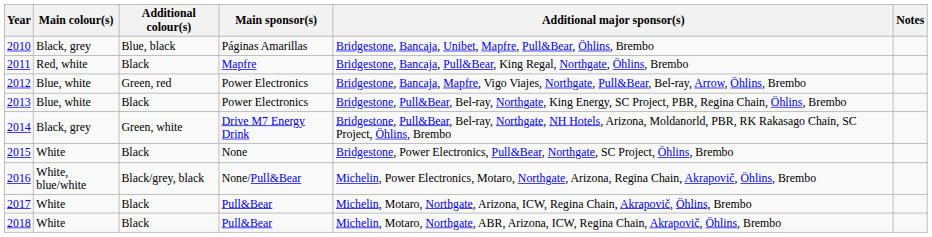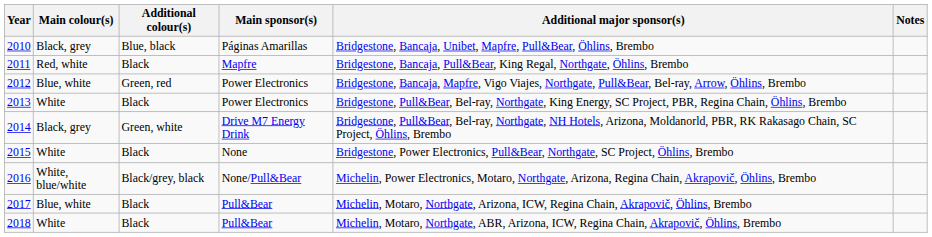(64, 102) Blue, white -> (51, 102) White
(51, 204) White -> (64, 204) Blue, white
